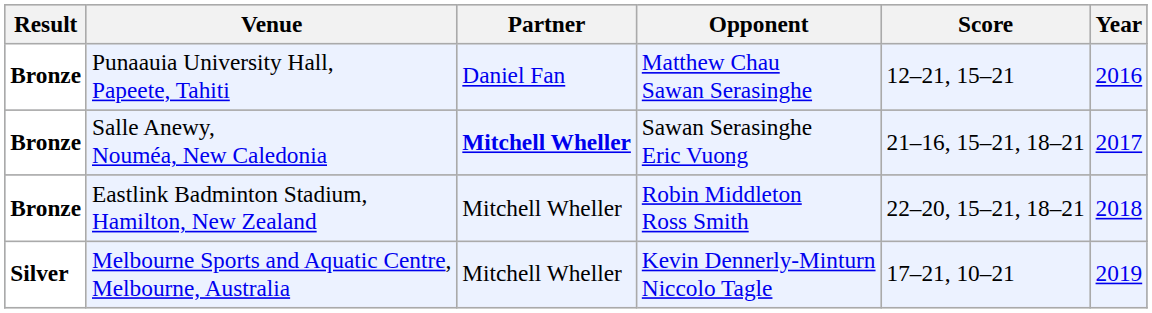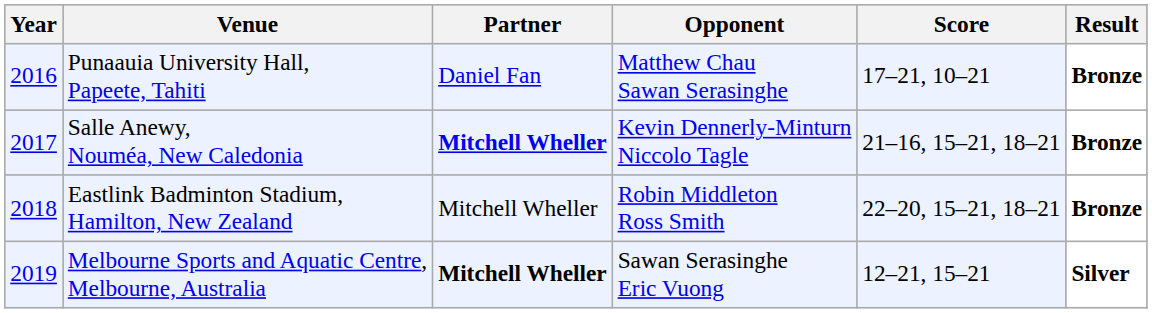columns swapped: (1119, 24) <-> (46, 24)
(951, 76) 12–21, 15–21 -> (926, 76) 17–21, 10–21
(727, 142) Sawan Serasinghe Eric Vuong -> (734, 142) Kevin Dennerly-Minturn Niccolo Tagle
(542, 274) normal -> (522, 274) bold
(759, 274) Kevin Dennerly-Minturn Niccolo Tagle -> (703, 274) Sawan Serasinghe Eric Vuong
(951, 274) 17–21, 10–21 -> (926, 274) 12–21, 15–21
